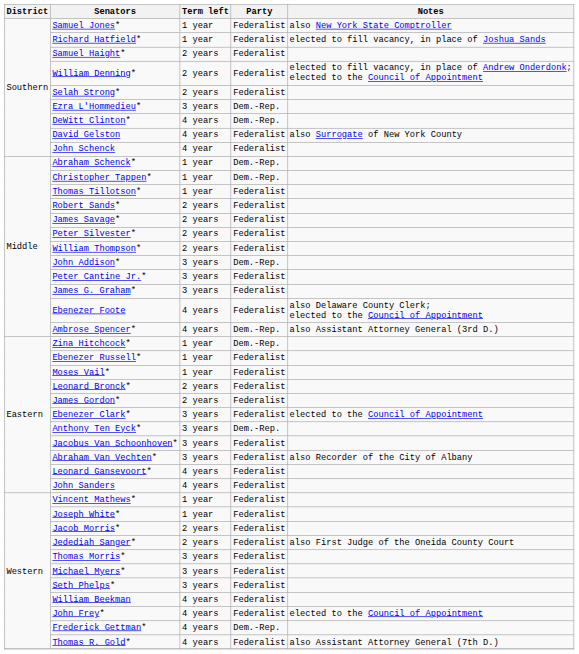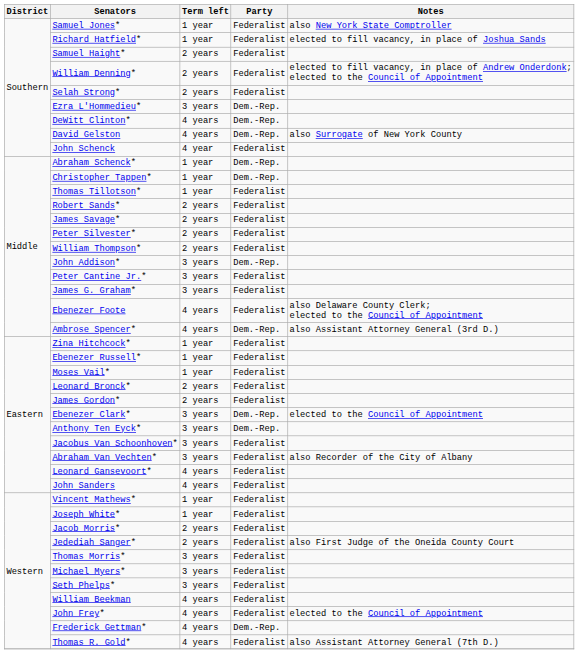(259, 135) Federalist -> (257, 135) Dem.-Rep.
(257, 344) Dem.-Rep. -> (259, 344) Federalist
(259, 415) Federalist -> (257, 415) Dem.-Rep.
